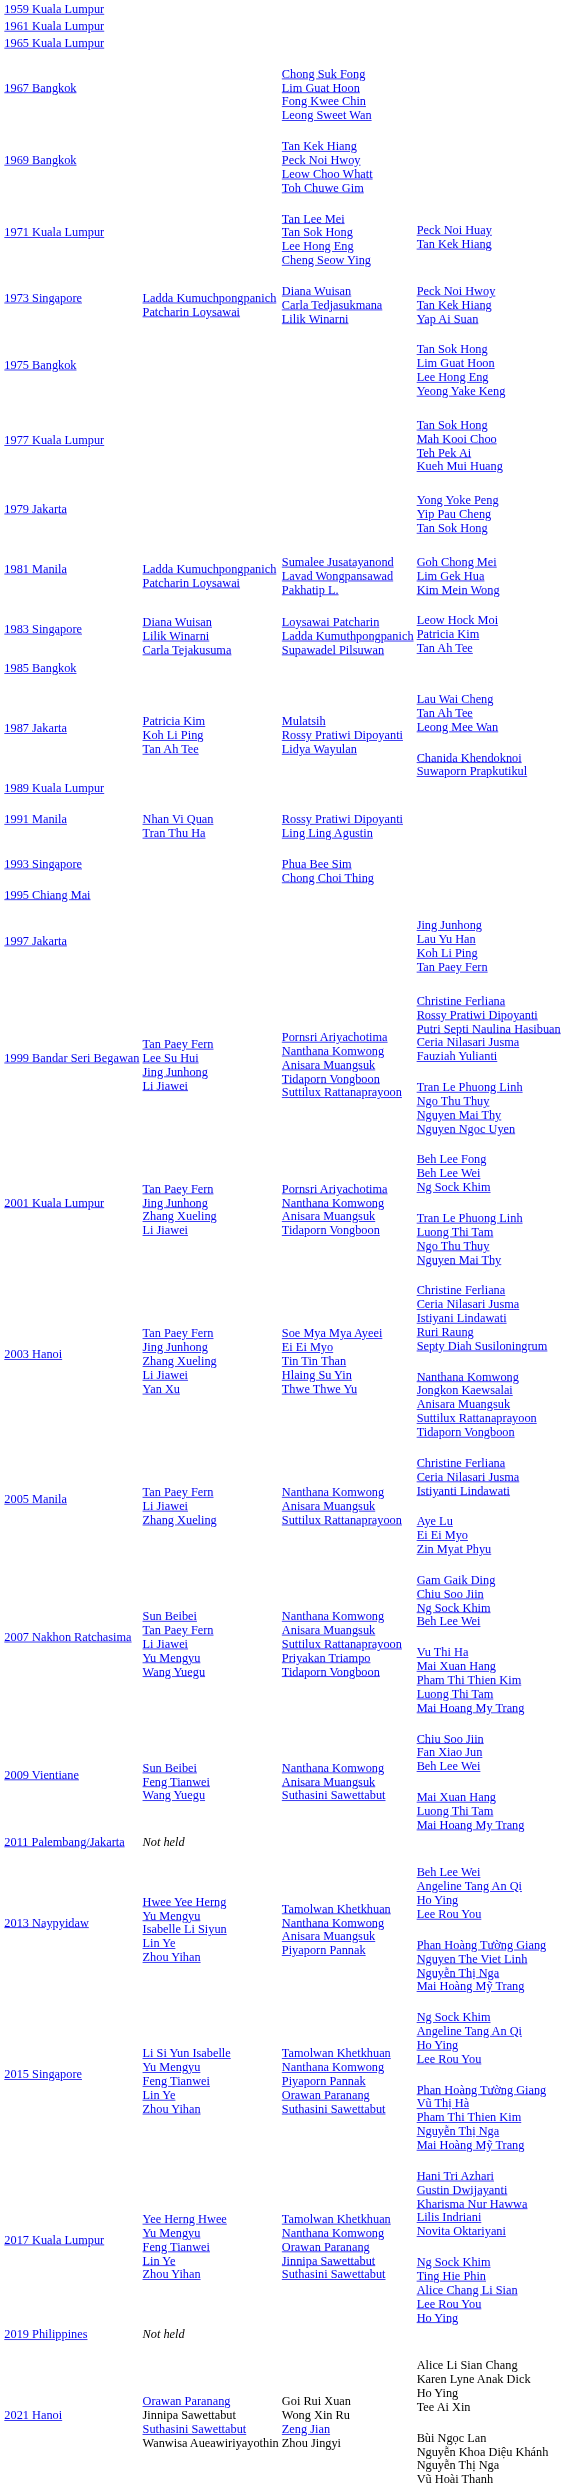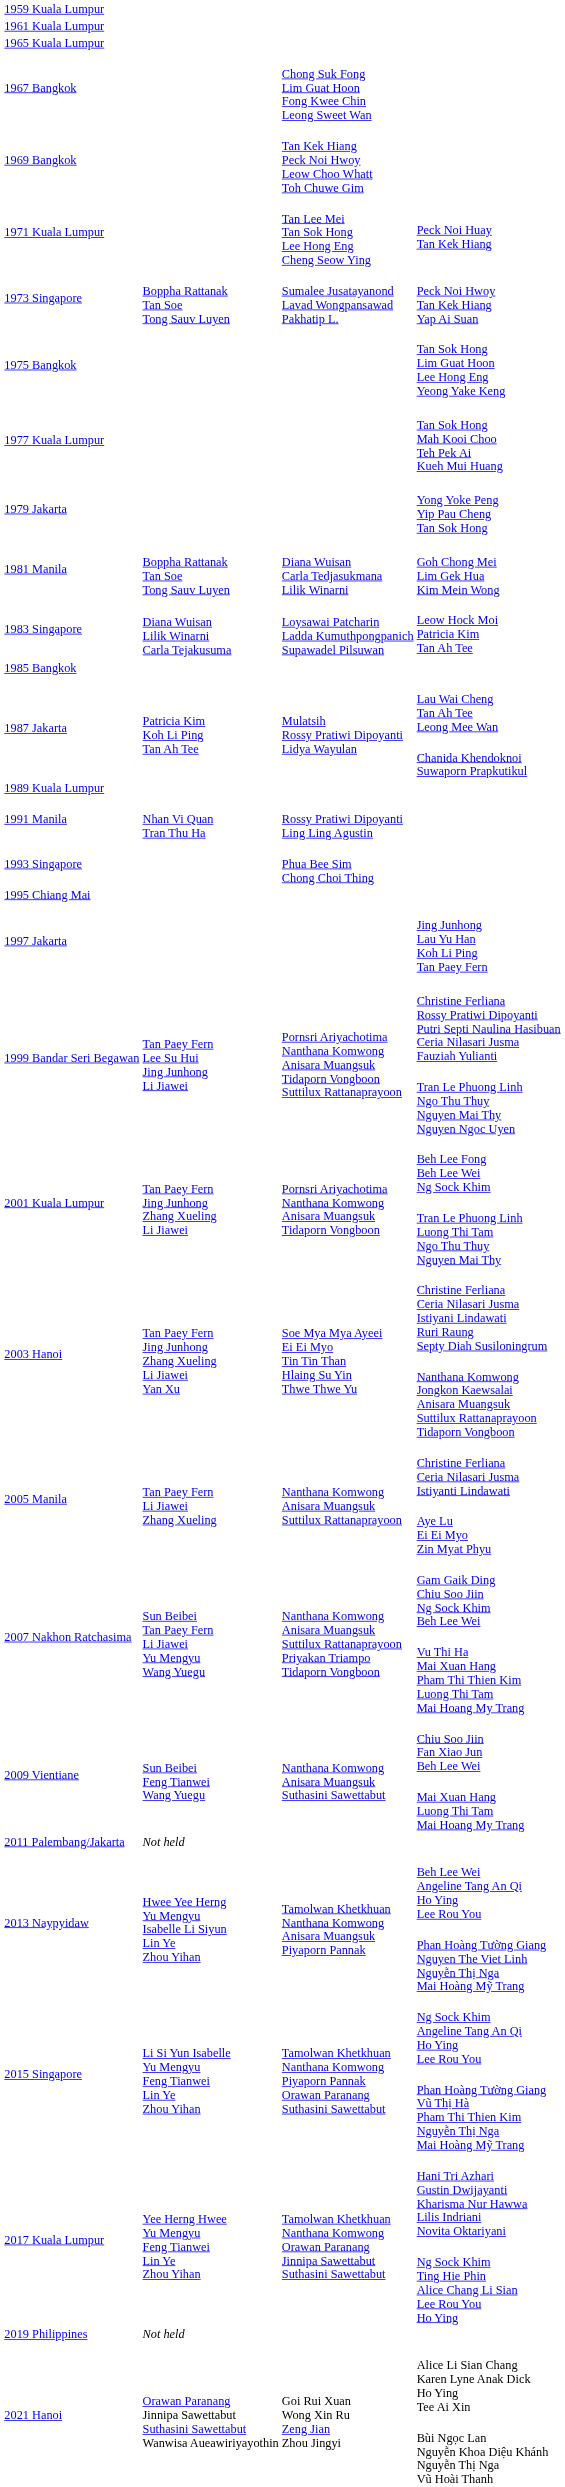(209, 305) Ladda Kumuchpongpanich Patcharin Loysawai -> (186, 305) Boppha Rattanak Tan Soe Tong Sauv Luyen
(332, 305) Diana Wuisan Carla Tedjasukmana Lilik Winarni -> (338, 305) Sumalee Jusatayanond Lavad Wongpansawad Pakhatip L.
(209, 576) Ladda Kumuchpongpanich Patcharin Loysawai -> (186, 576) Boppha Rattanak Tan Soe Tong Sauv Luyen
(338, 576) Sumalee Jusatayanond Lavad Wongpansawad Pakhatip L. -> (332, 576) Diana Wuisan Carla Tedjasukmana Lilik Winarni
